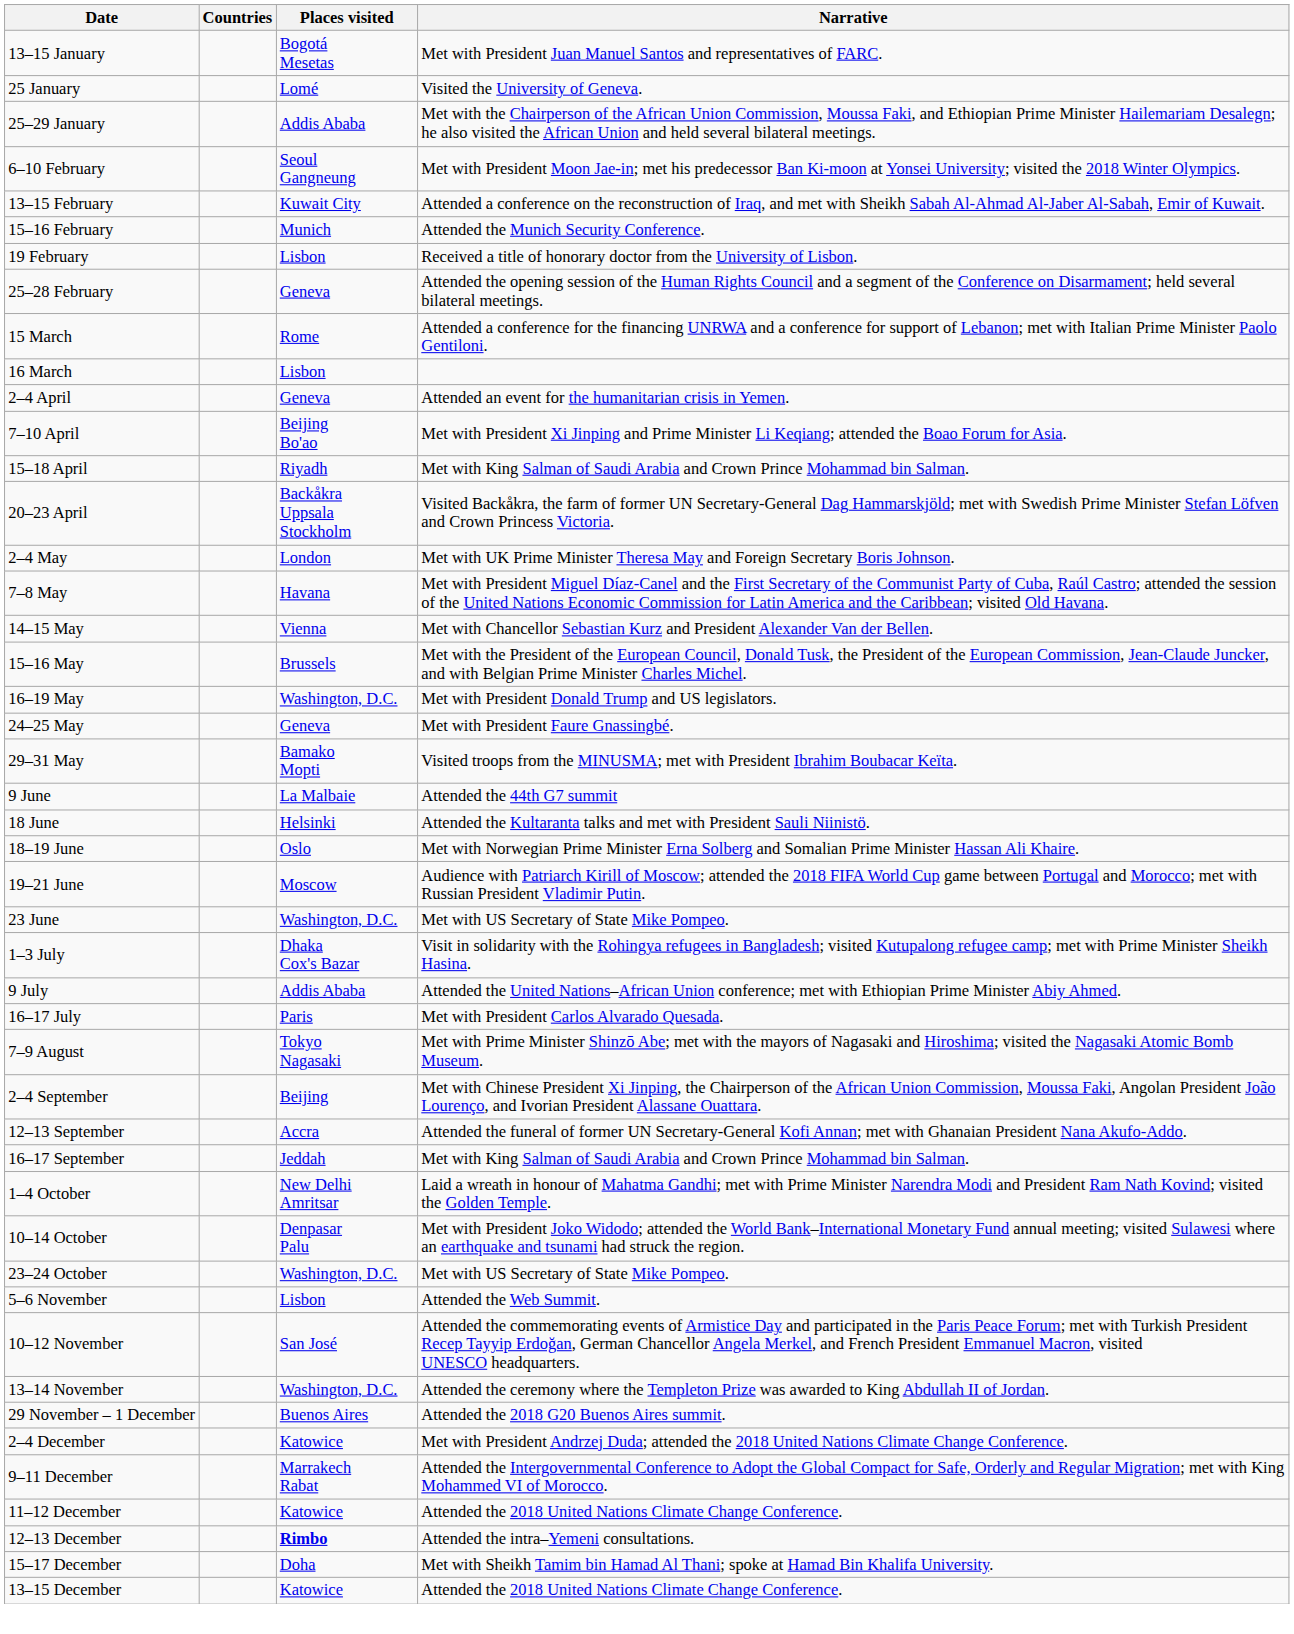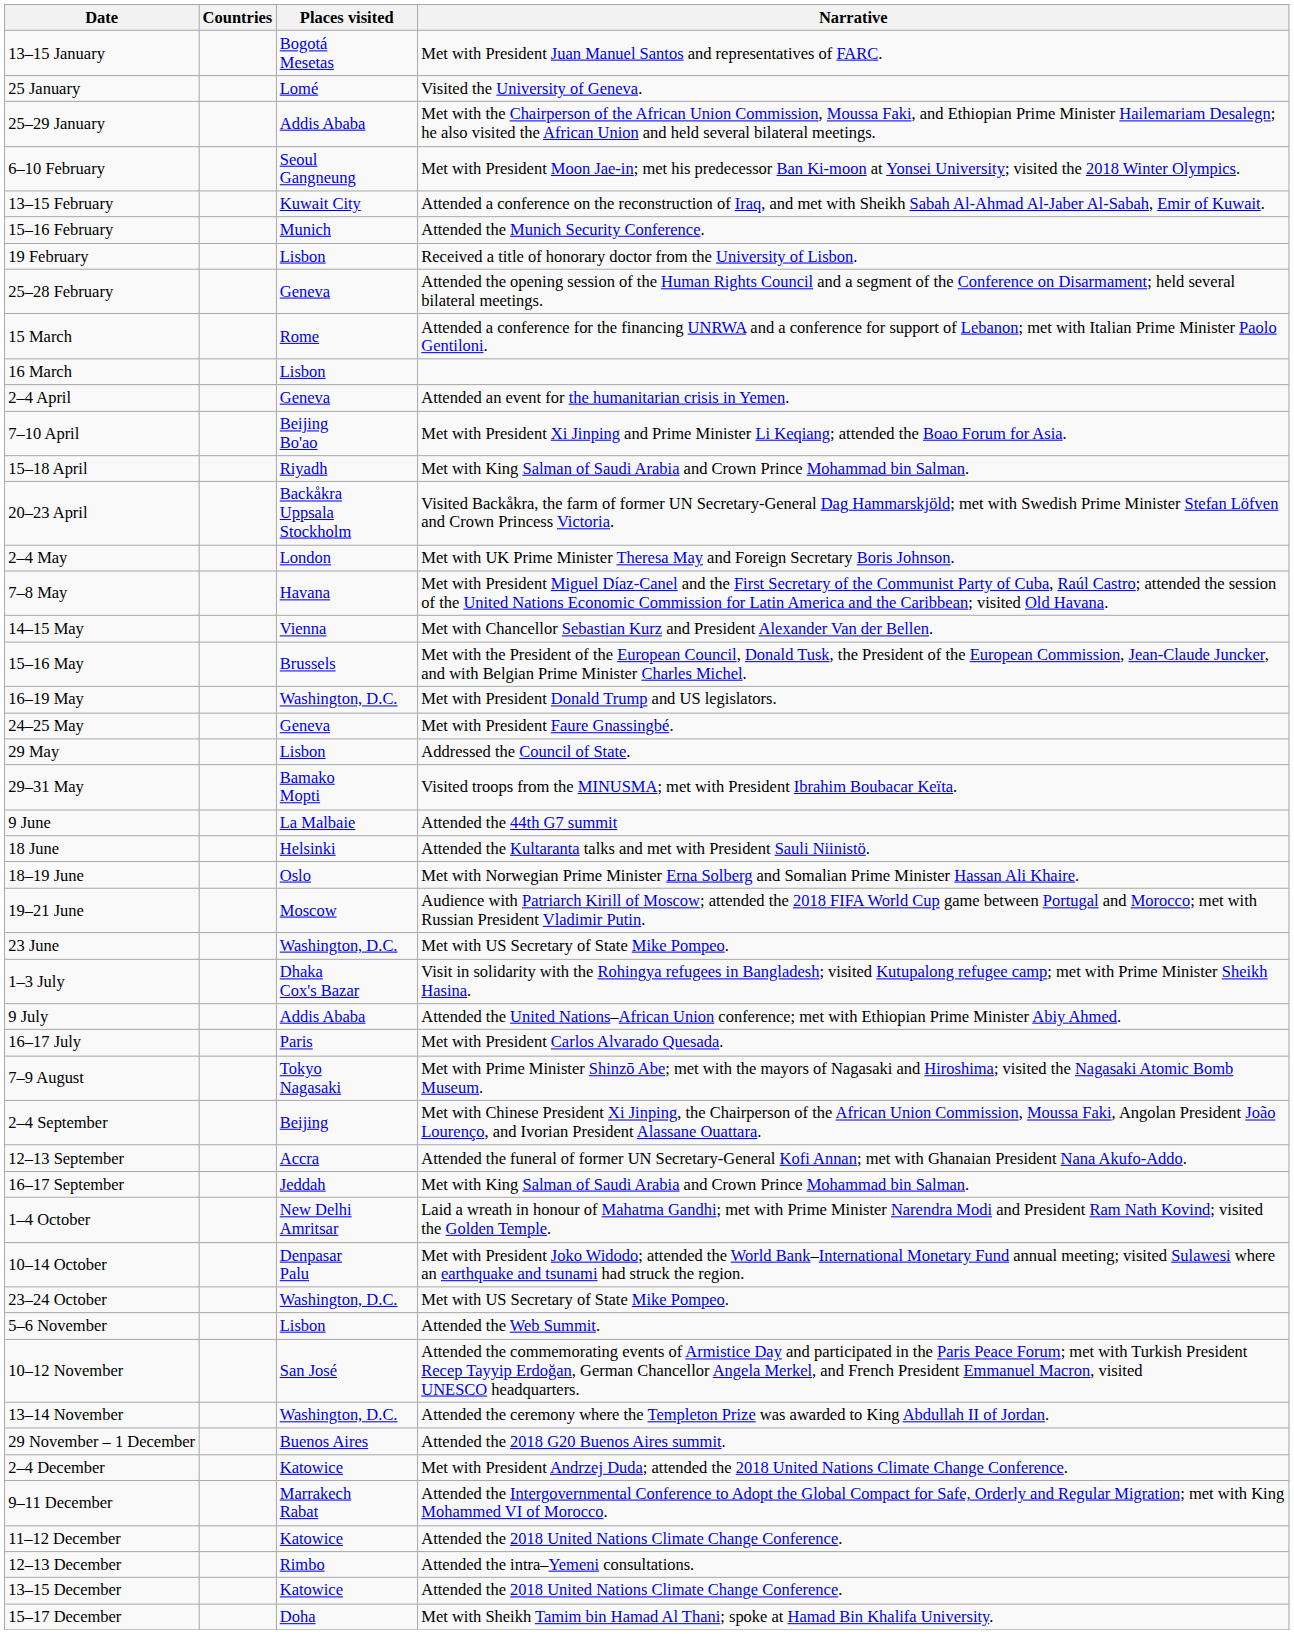+ row: (34, 751)
(304, 1538) bold -> (302, 1564) normal
rows swapped: (65, 1590) <-> (65, 1564)
